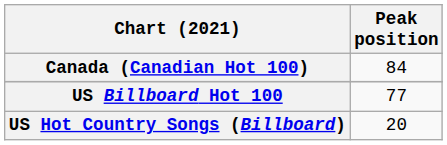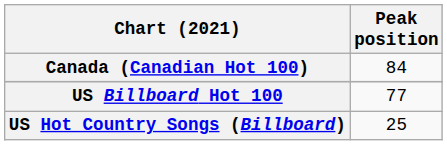(396, 125) 20 -> (396, 125) 25
